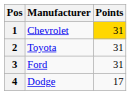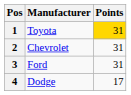(48, 30) Chevrolet -> (42, 30) Toyota
(42, 47) Toyota -> (48, 47) Chevrolet
